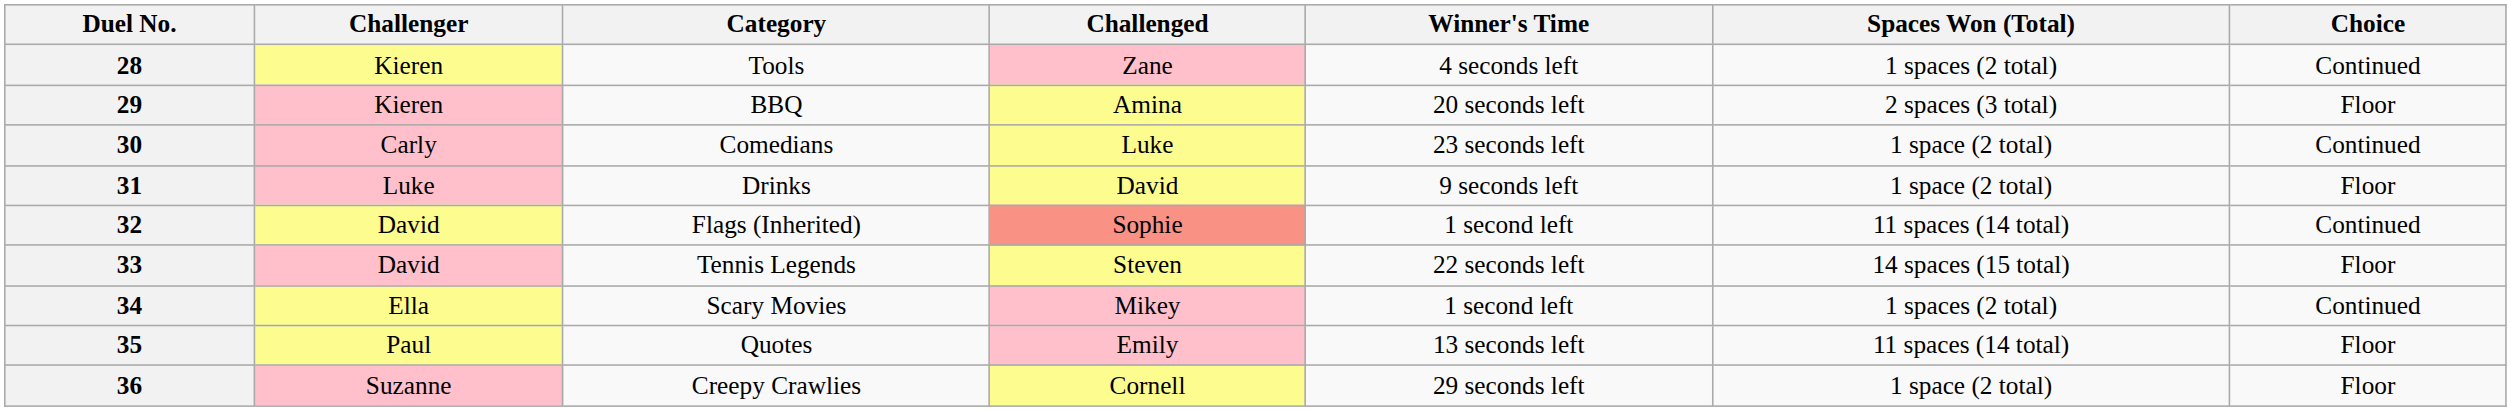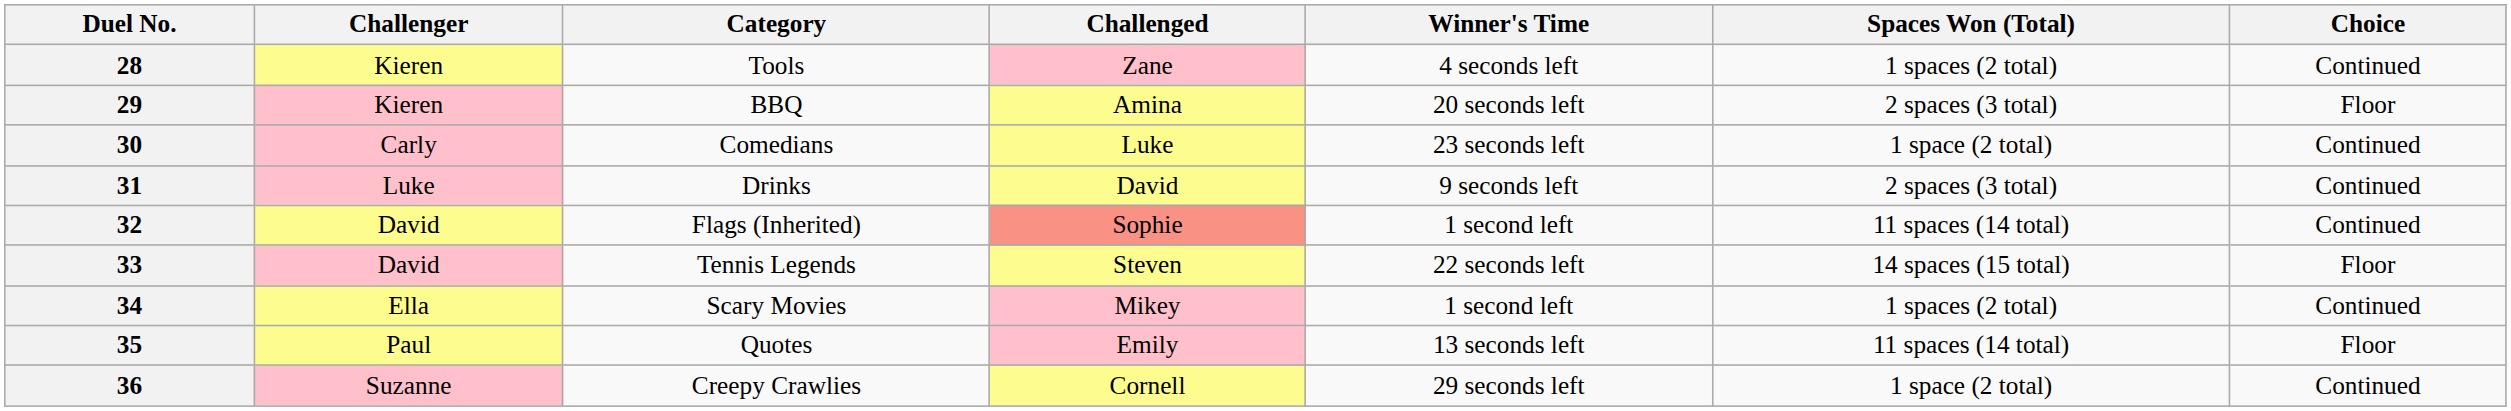(1971, 184) 1 space (2 total) -> (1971, 184) 2 spaces (3 total)
(2368, 184) Floor -> (2368, 184) Continued
(2368, 385) Floor -> (2368, 385) Continued
